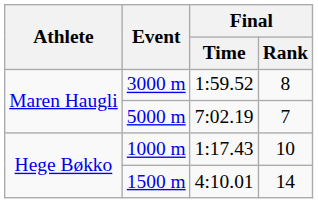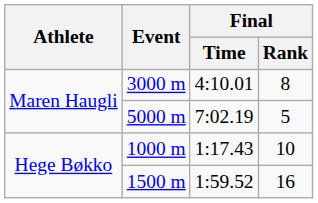(224, 85) 1:59.52 -> (224, 85) 4:10.01
(285, 117) 7 -> (285, 117) 5
(224, 181) 4:10.01 -> (224, 181) 1:59.52
(285, 181) 14 -> (285, 181) 16
